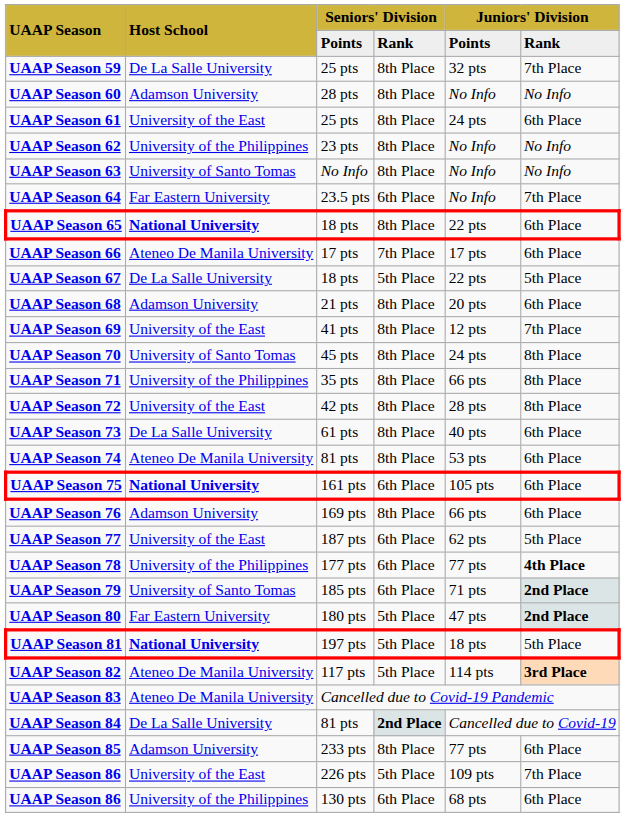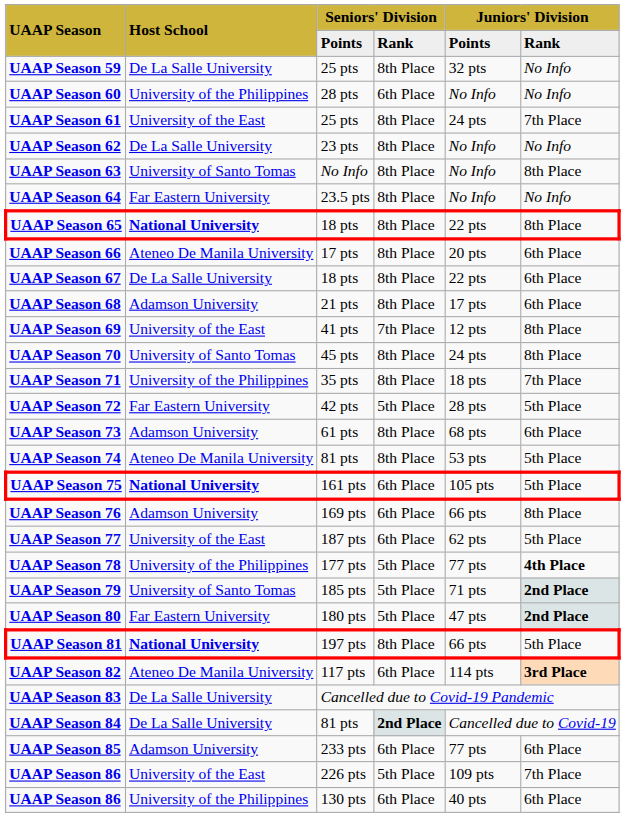(553, 69) 7th Place -> (548, 69) No Info
(194, 94) Adamson University -> (219, 94) University of the Philippines
(406, 94) 8th Place -> (406, 94) 6th Place
(553, 120) 6th Place -> (553, 120) 7th Place
(219, 145) University of the Philippines -> (200, 145) De La Salle University
(548, 171) No Info -> (553, 171) 8th Place
(406, 197) 6th Place -> (406, 197) 8th Place
(553, 197) 7th Place -> (548, 197) No Info
(553, 225) 6th Place -> (553, 225) 8th Place
(406, 252) 7th Place -> (406, 252) 8th Place
(468, 252) 17 pts -> (468, 252) 20 pts
(406, 278) 5th Place -> (406, 278) 8th Place
(553, 278) 5th Place -> (553, 278) 6th Place
(468, 304) 20 pts -> (468, 304) 17 pts
(406, 329) 8th Place -> (406, 329) 7th Place
(553, 329) 7th Place -> (553, 329) 8th Place
(468, 381) 66 pts -> (468, 381) 18 pts
(553, 381) 8th Place -> (553, 381) 7th Place
(197, 406) University of the East -> (199, 406) Far Eastern University
(406, 406) 8th Place -> (406, 406) 5th Place
(553, 406) 8th Place -> (553, 406) 5th Place
(200, 432) De La Salle University -> (194, 432) Adamson University
(468, 432) 40 pts -> (468, 432) 68 pts
(553, 458) 6th Place -> (553, 458) 5th Place
(553, 485) 6th Place -> (553, 485) 5th Place
(406, 513) 8th Place -> (406, 513) 6th Place
(553, 513) 6th Place -> (553, 513) 8th Place
(406, 565) 6th Place -> (406, 565) 5th Place
(406, 590) 6th Place -> (406, 590) 5th Place
(406, 644) 5th Place -> (406, 644) 8th Place
(468, 644) 18 pts -> (468, 644) 66 pts
(406, 671) 5th Place -> (406, 671) 6th Place
(221, 697) Ateneo De Manila University -> (200, 697) De La Salle University
(406, 748) 8th Place -> (406, 748) 6th Place
(468, 800) 68 pts -> (468, 800) 40 pts
